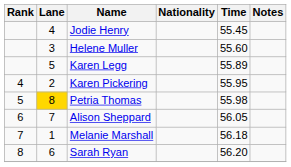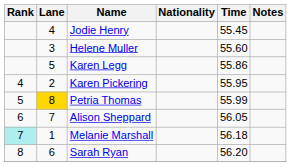(234, 65) 55.89 -> (234, 65) 55.86
(234, 100) 55.98 -> (234, 100) 55.99
(20, 135) no background -> (20, 135) paleturquoise background
